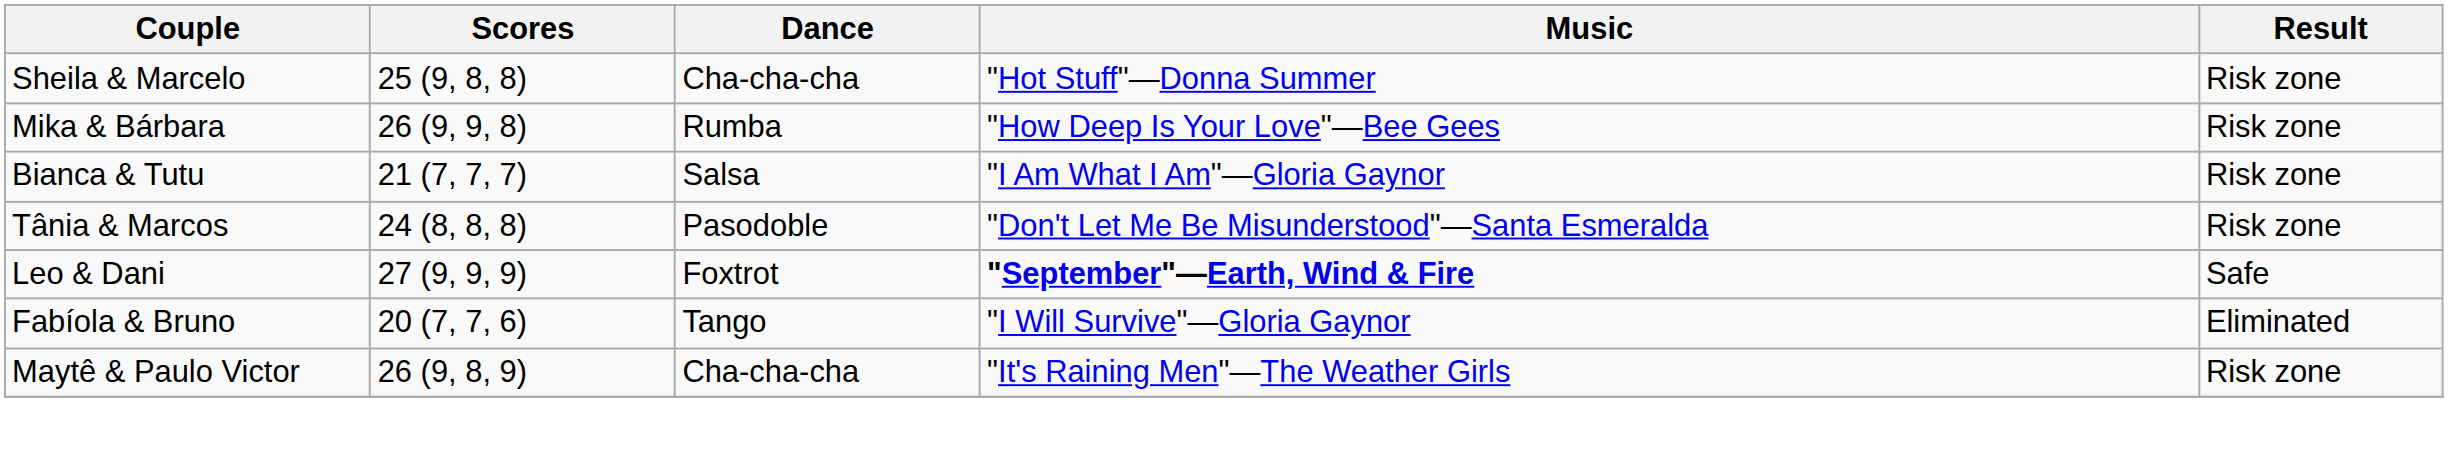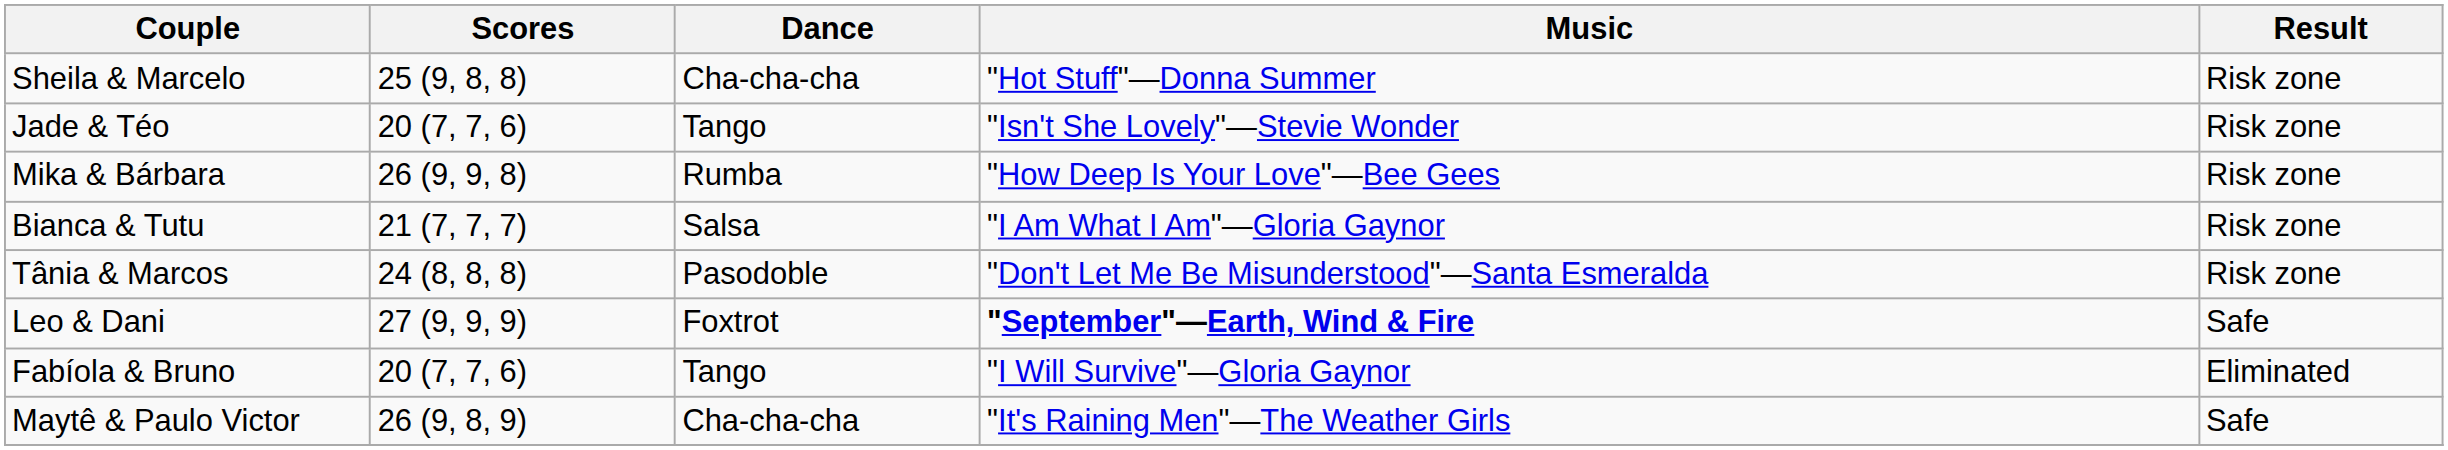+ row: (91, 126)
(2274, 371) Risk zone -> (2238, 420) Safe
